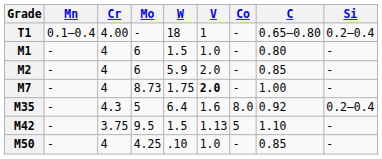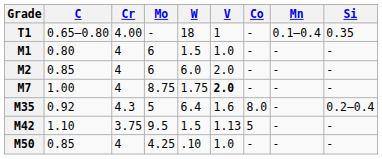columns swapped: (290, 14) <-> (71, 14)
(350, 32) 0.2–0.4 -> (340, 32) 0.35
(177, 70) 5.9 -> (191, 70) 6.0
(147, 88) 8.73 -> (161, 88) 8.75
